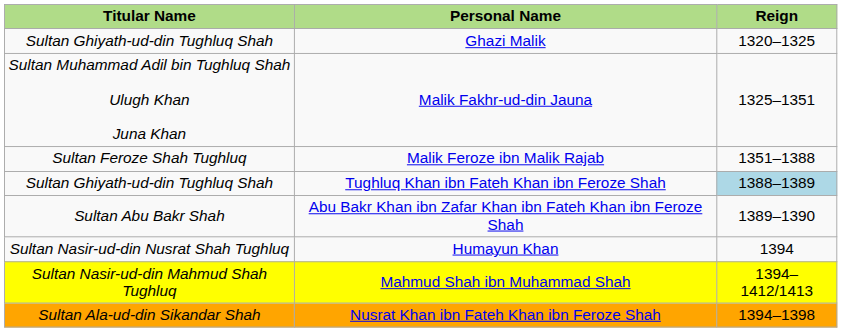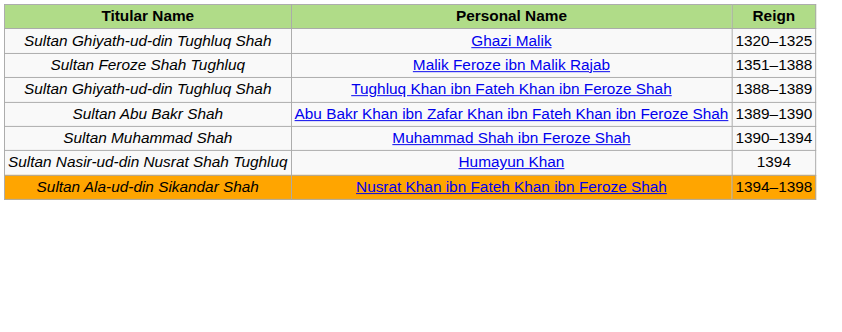- row: (505, 99)
(777, 183) lightblue background -> (774, 89) no background
+ row: (511, 138)
- row: (505, 282)
